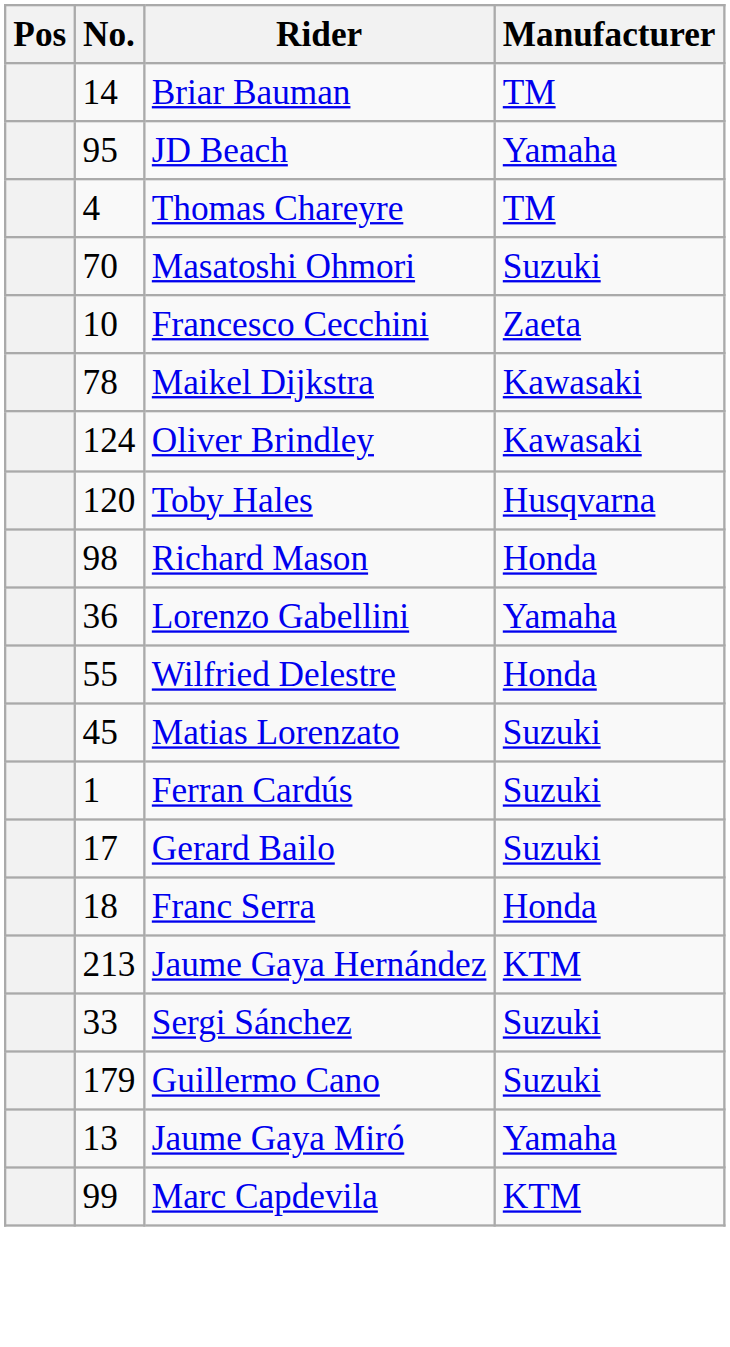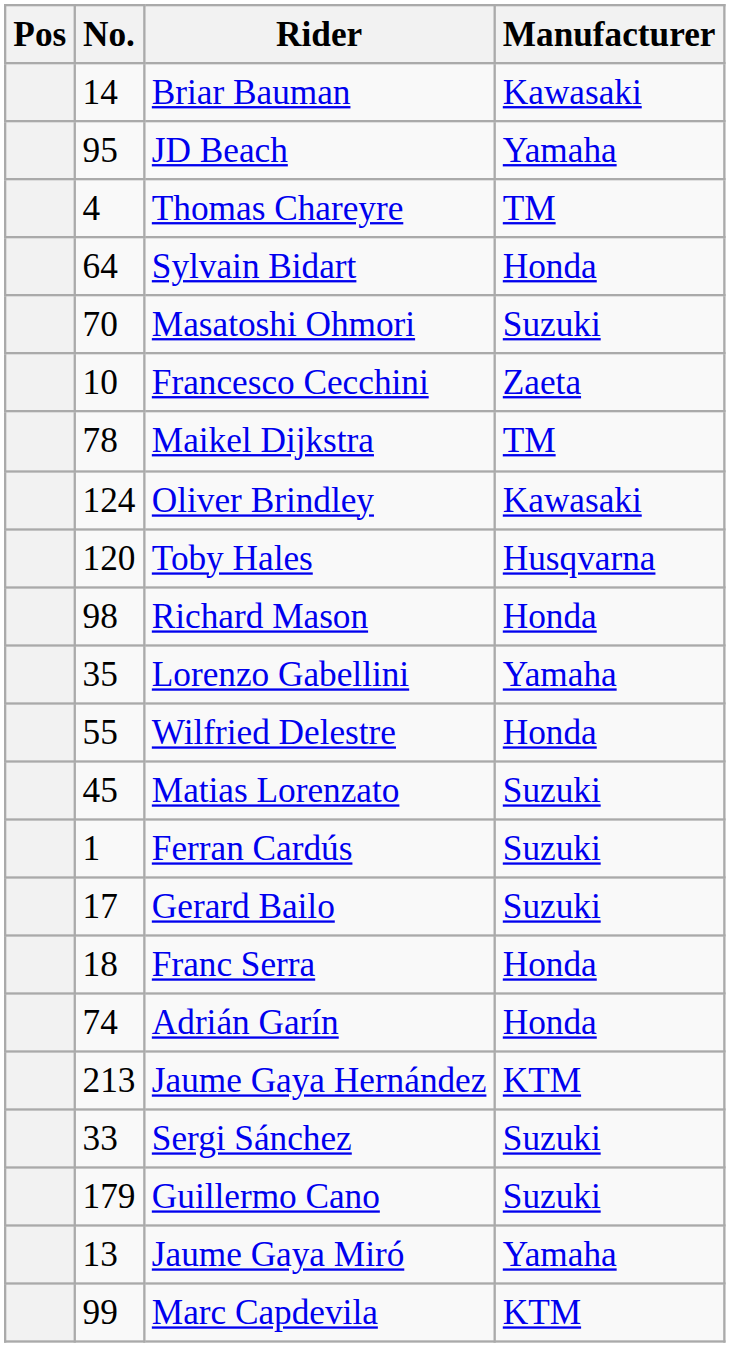(529, 91) TM -> (572, 91) Kawasaki
+ row: (254, 266)
(572, 382) Kawasaki -> (529, 440) TM
(100, 615) 36 -> (100, 673) 35
+ row: (245, 1022)
